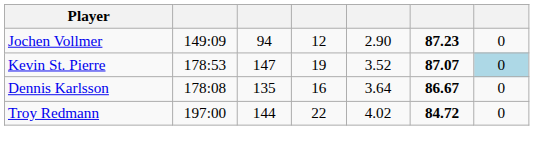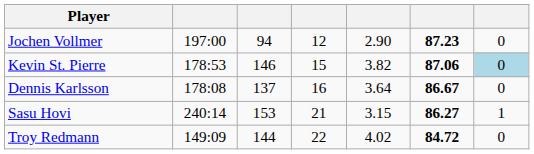(205, 40) 149:09 -> (205, 40) 197:00
(264, 64) 147 -> (264, 64) 146
(319, 64) 19 -> (319, 64) 15
(378, 64) 3.52 -> (378, 64) 3.82
(442, 64) 87.07 -> (442, 64) 87.06
(264, 88) 135 -> (264, 88) 137
+ row: (39, 112)
(205, 112) 197:00 -> (205, 137) 149:09
